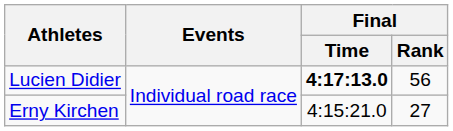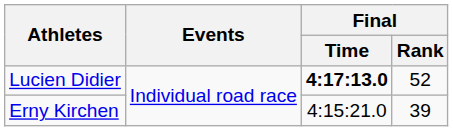(420, 81) 56 -> (420, 81) 52
(420, 111) 27 -> (420, 111) 39
